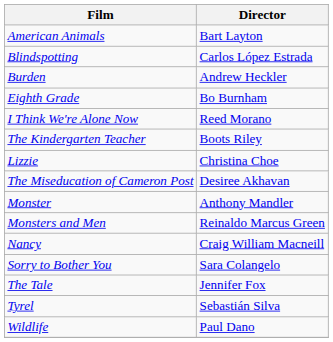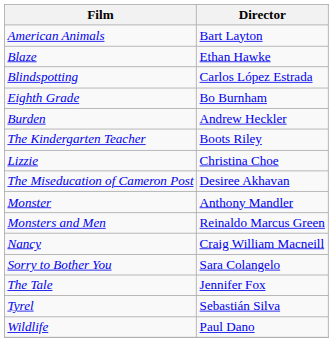+ row: (22, 56)
rows swapped: (27, 77) <-> (43, 98)
- row: (73, 118)
